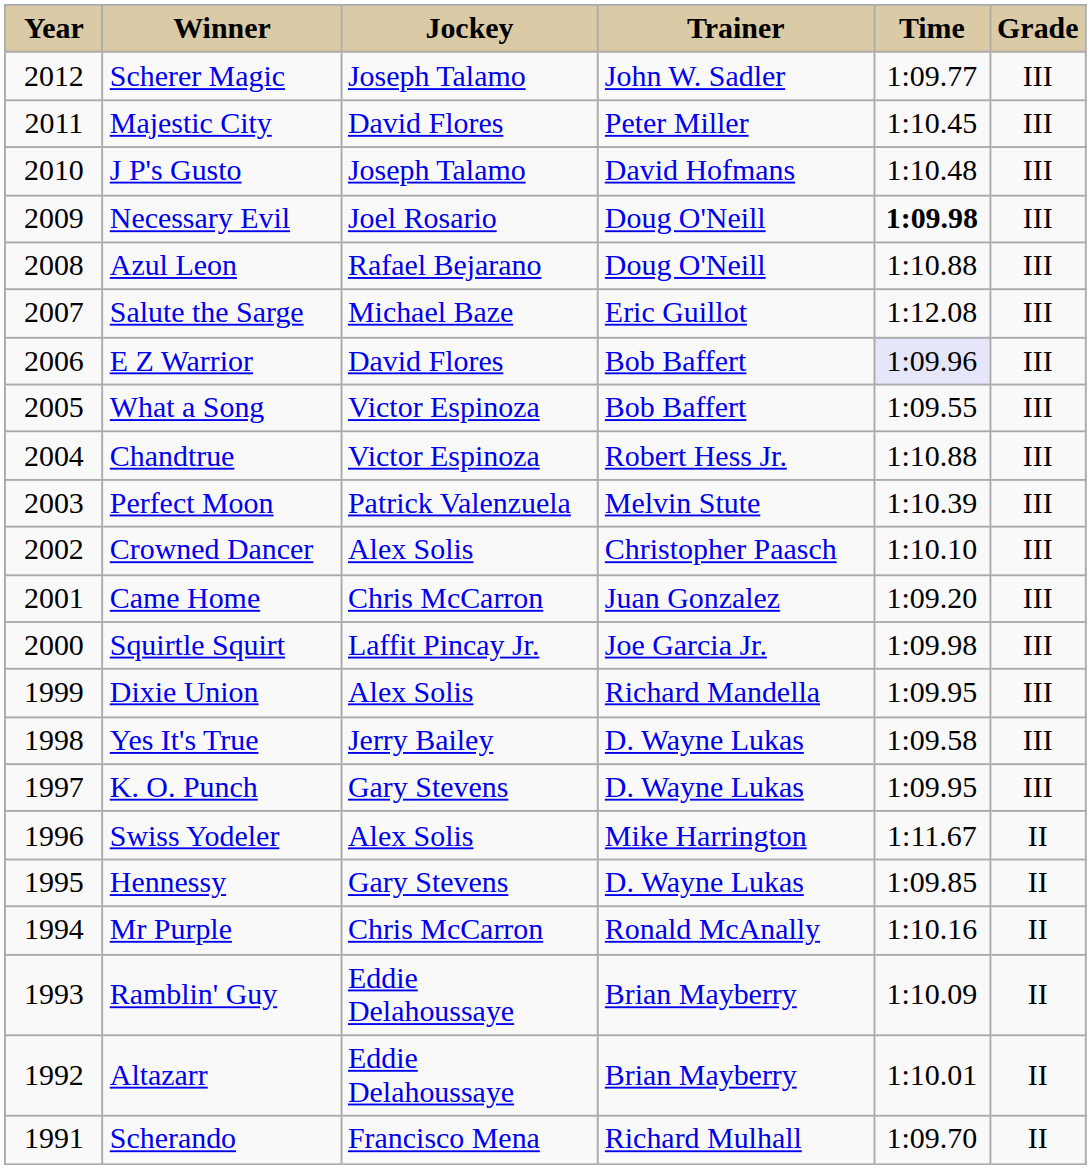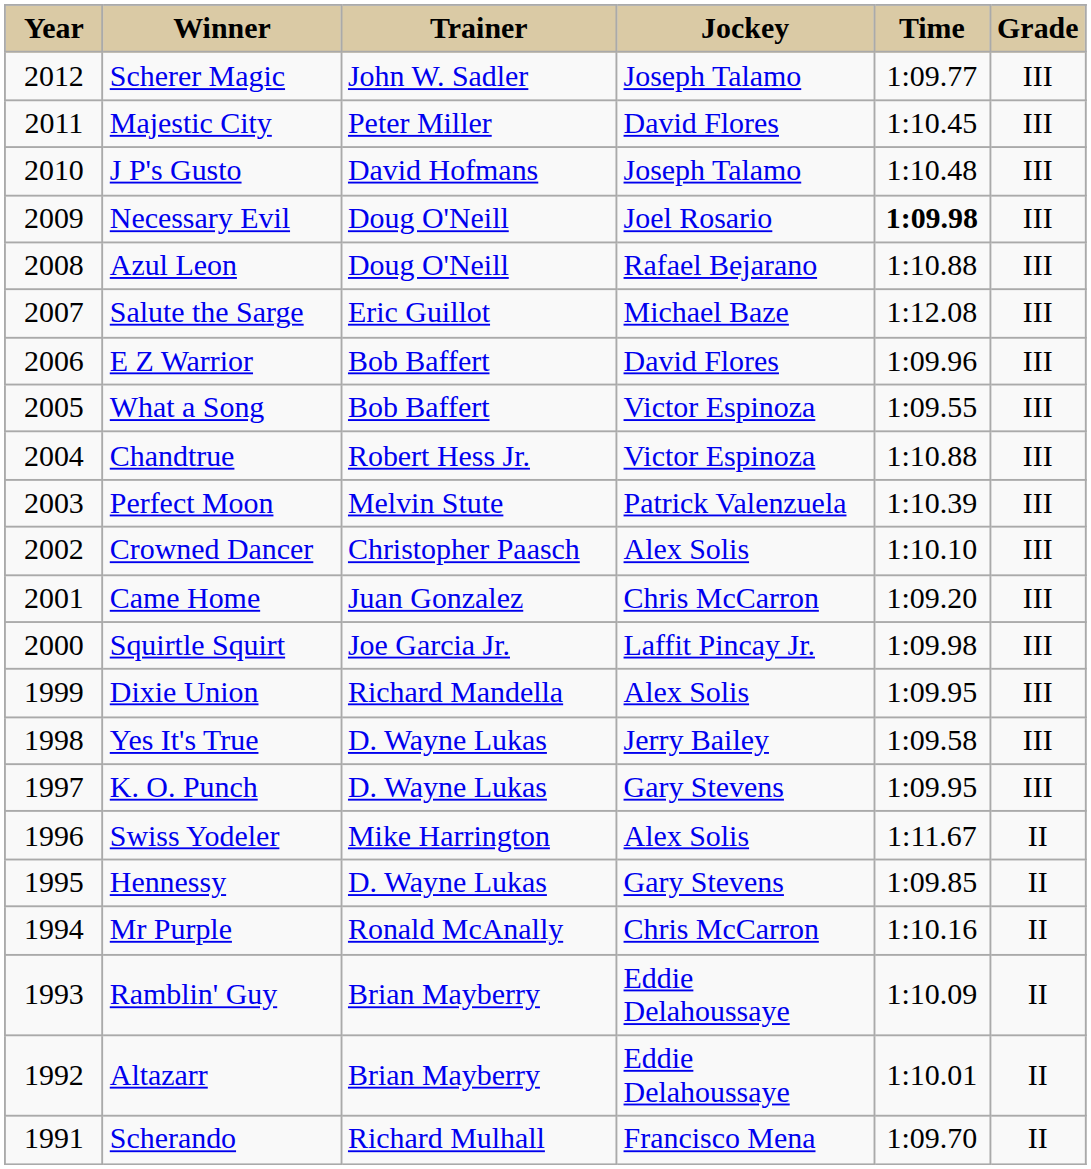columns swapped: (469, 28) <-> (736, 28)
(932, 360) lavender background -> (932, 360) no background
